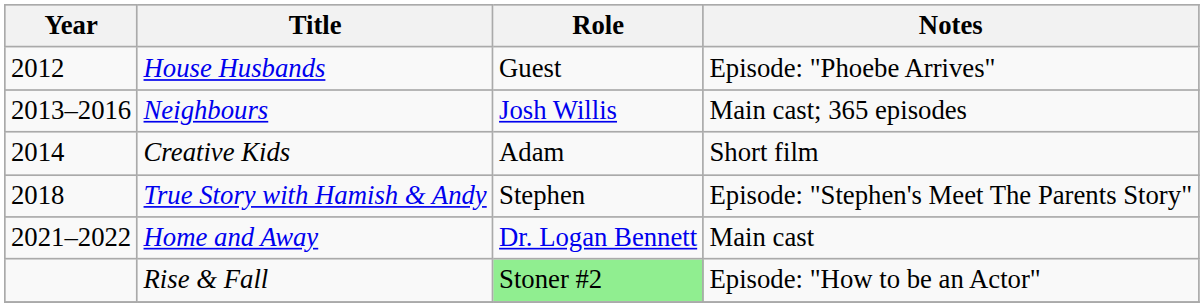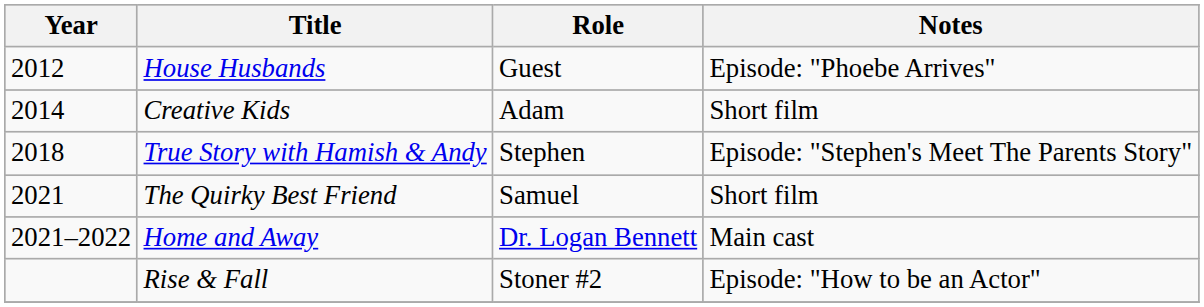- row: (206, 110)
+ row: (270, 195)
(551, 279) lightgreen background -> (551, 279) no background
